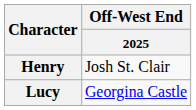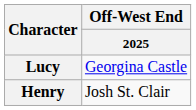rows swapped: (43, 92) <-> (43, 67)
